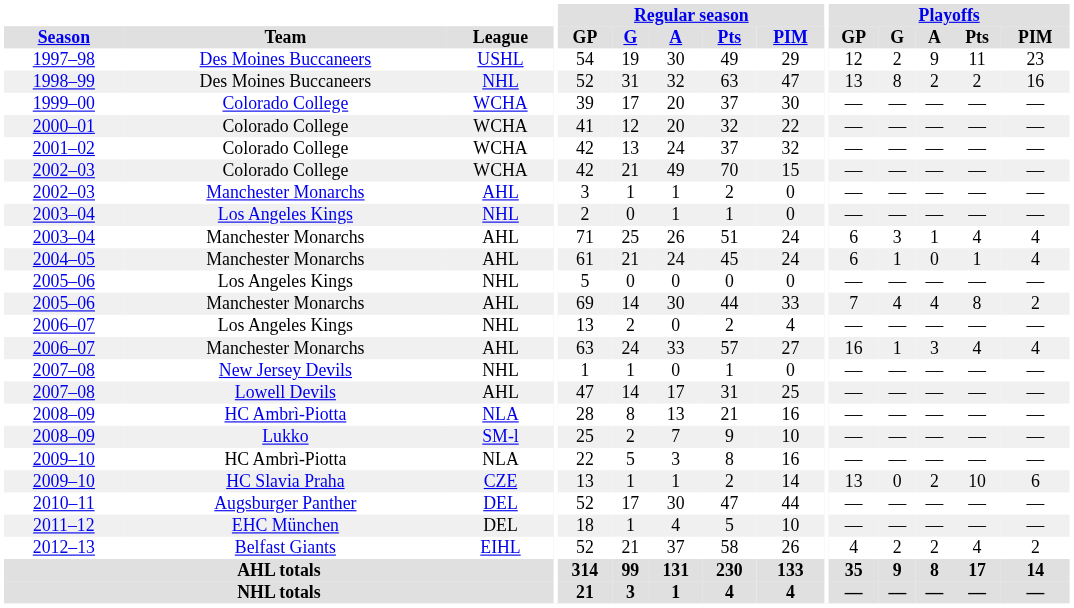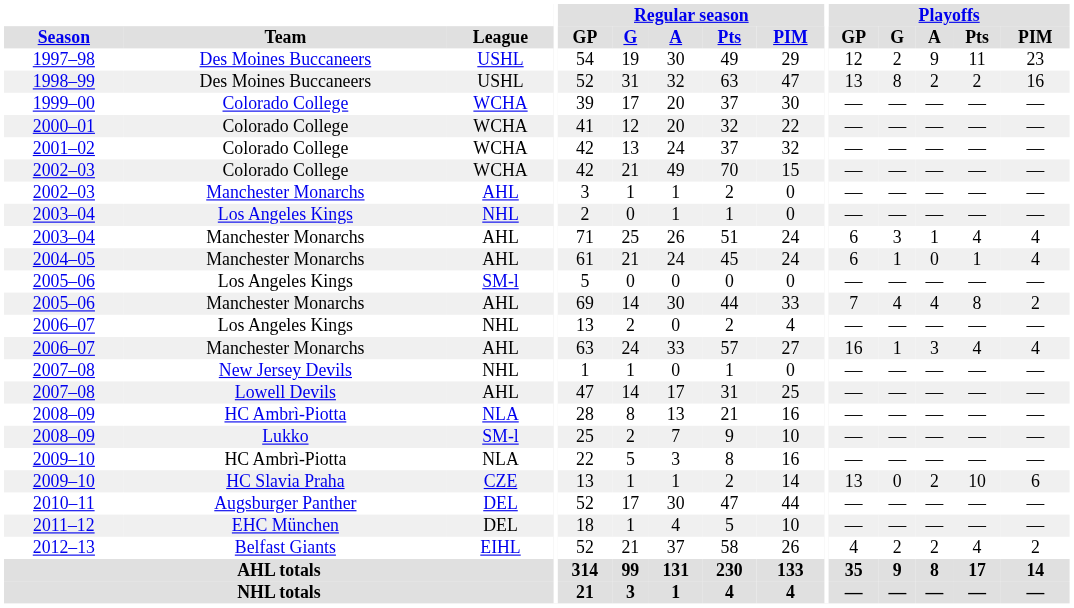(501, 81) NHL -> (500, 81) USHL
(501, 281) NHL -> (500, 281) SM-l
